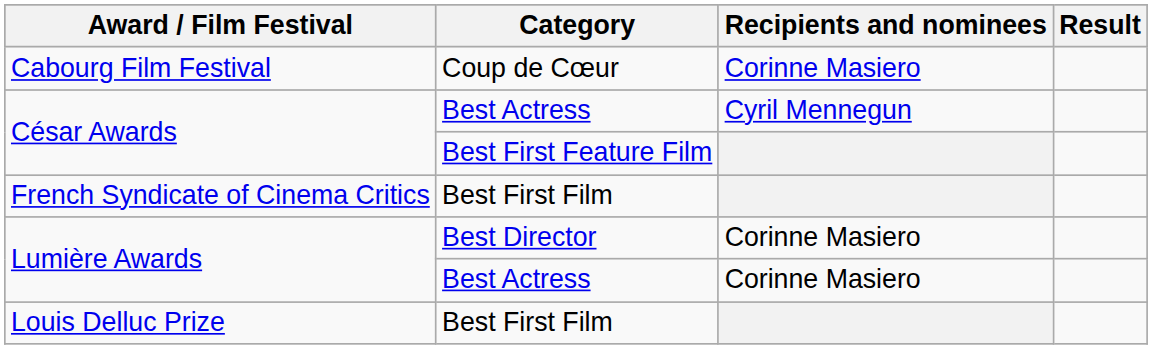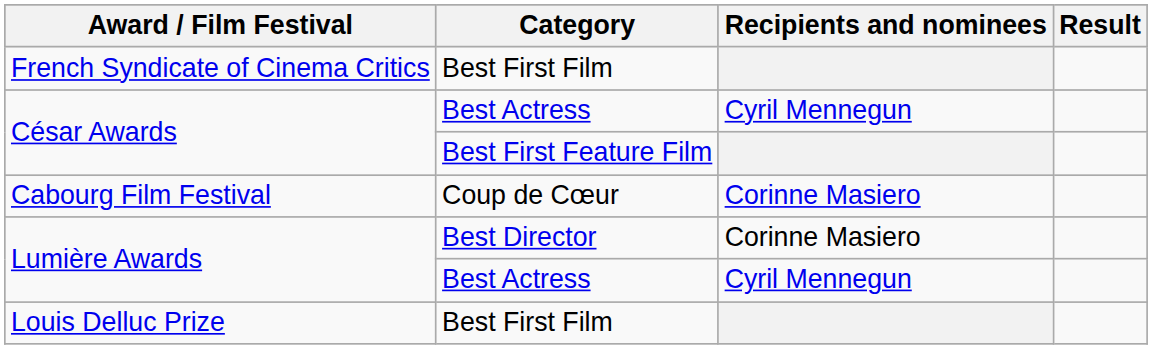rows swapped: (141, 68) <-> (220, 195)
(823, 279) Corinne Masiero -> (818, 279) Cyril Mennegun
